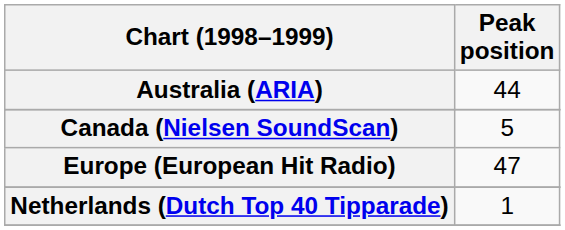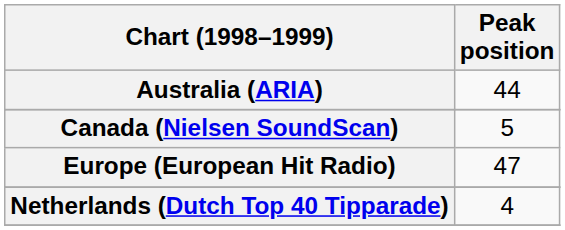(507, 205) 1 -> (507, 205) 4
